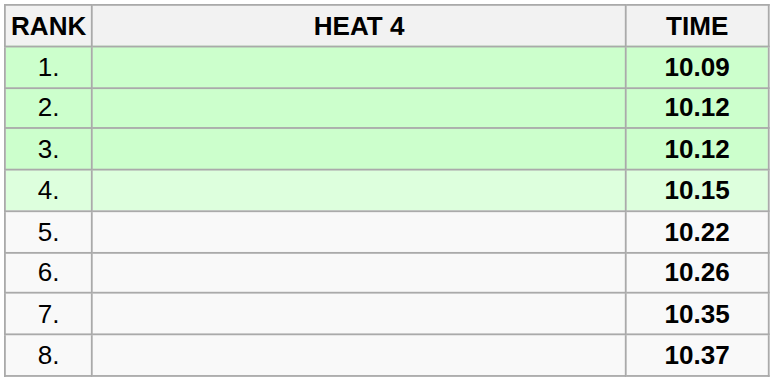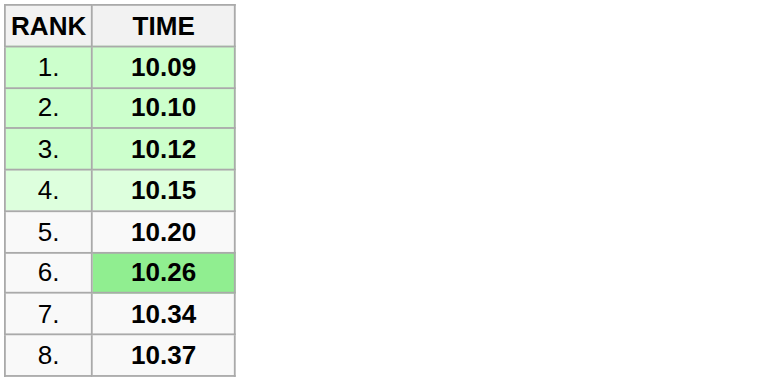- column: (359, 26)
(697, 108) 10.12 -> (164, 108) 10.10
(697, 232) 10.22 -> (164, 232) 10.20
(697, 273) no background -> (164, 273) lightgreen background
(697, 314) 10.35 -> (164, 314) 10.34
